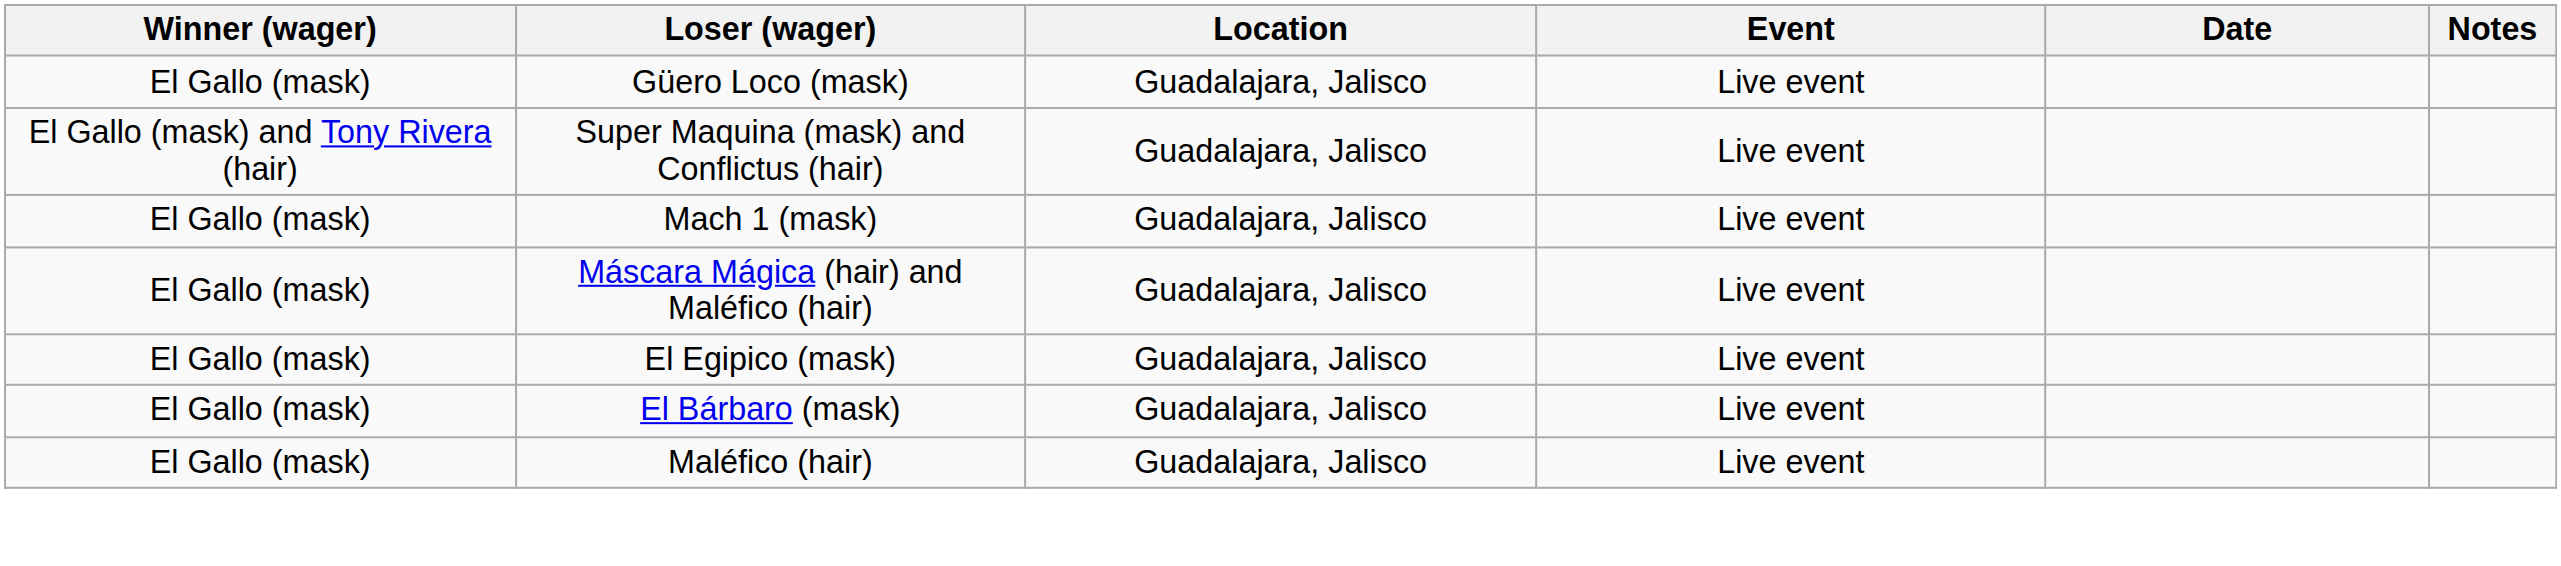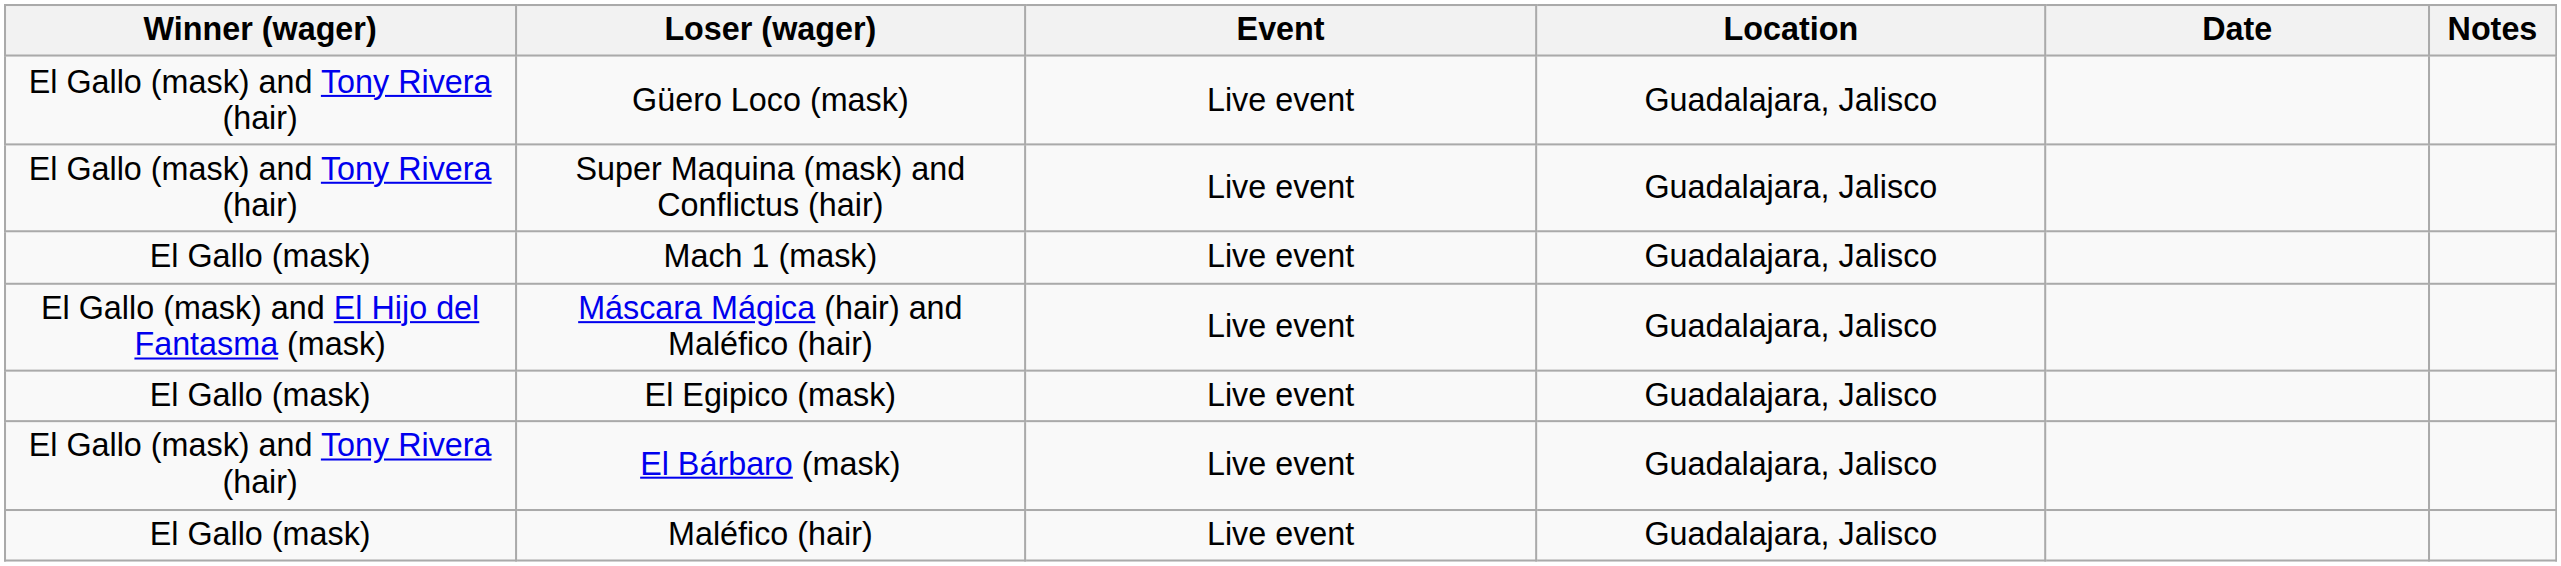columns swapped: (1281, 30) <-> (1791, 30)
(260, 81) El Gallo (mask) -> (260, 99) El Gallo (mask) and Tony Rivera (hair)
(260, 289) El Gallo (mask) -> (260, 326) El Gallo (mask) and El Hijo del Fantasma (mask)
(260, 410) El Gallo (mask) -> (260, 464) El Gallo (mask) and Tony Rivera (hair)
